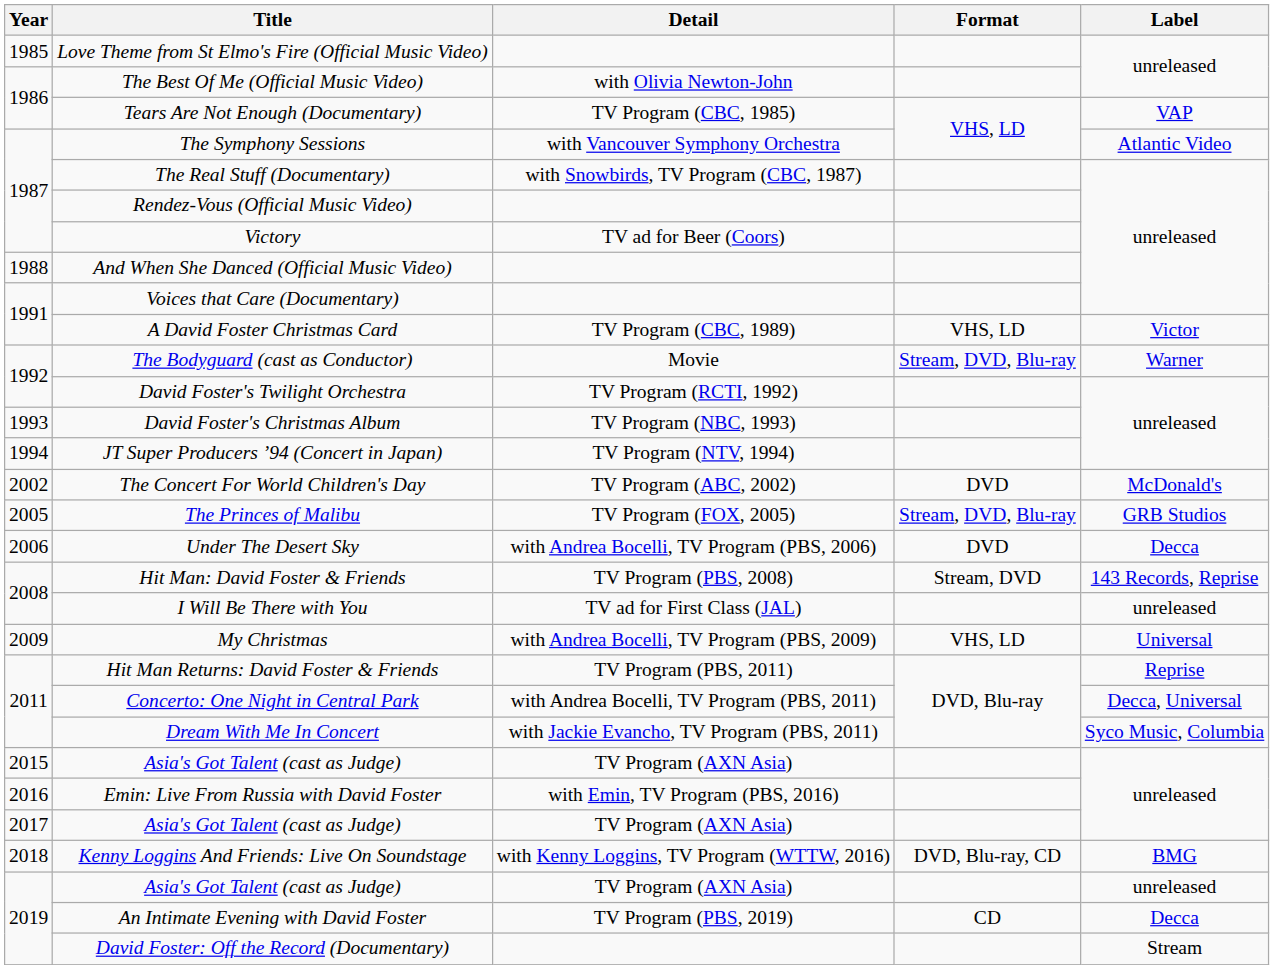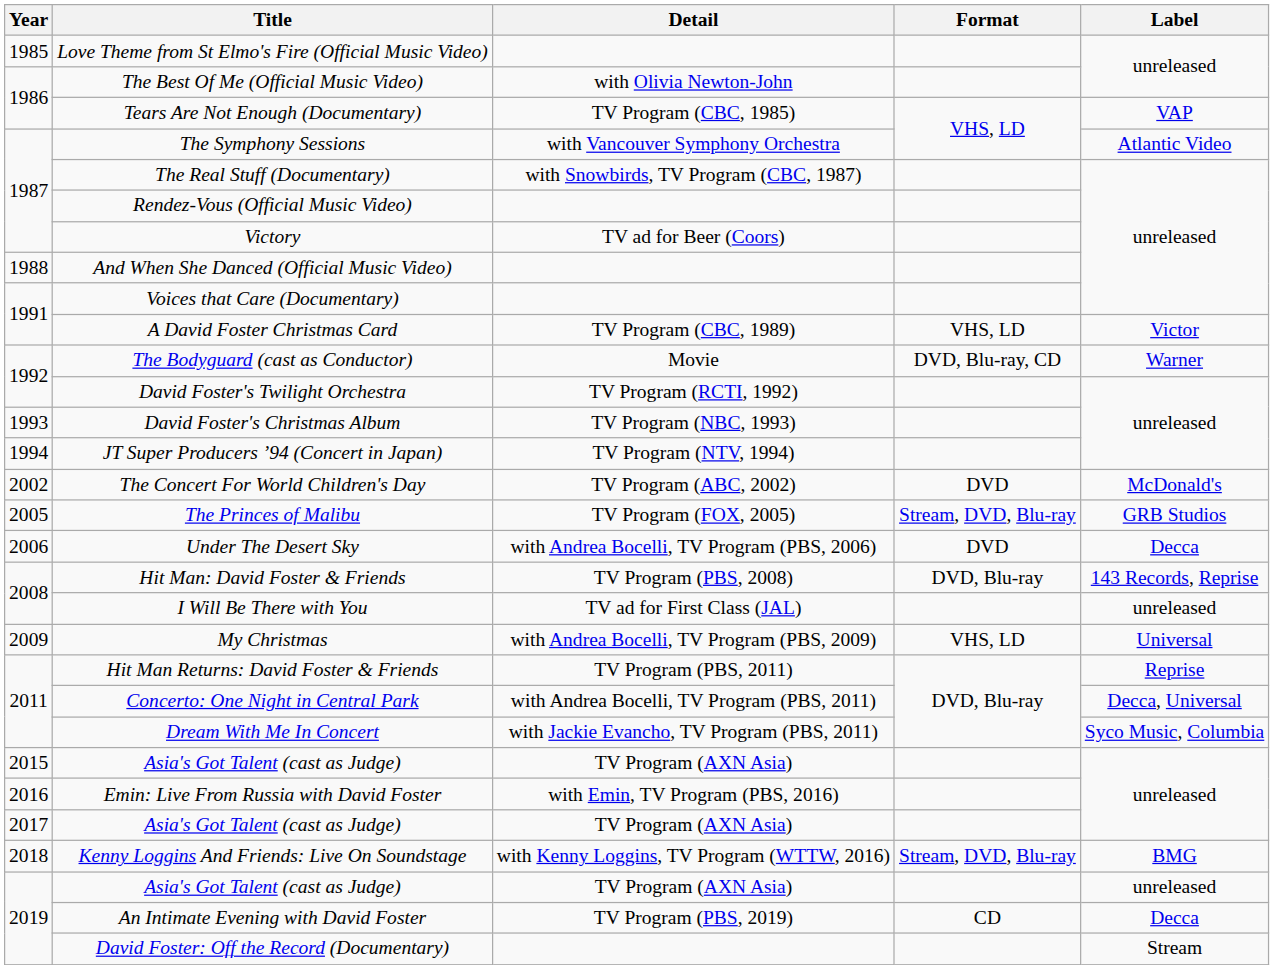(987, 360) Stream, DVD, Blu-ray -> (987, 360) DVD, Blu-ray, CD
(987, 577) Stream, DVD -> (987, 577) DVD, Blu-ray
(987, 855) DVD, Blu-ray, CD -> (987, 855) Stream, DVD, Blu-ray
